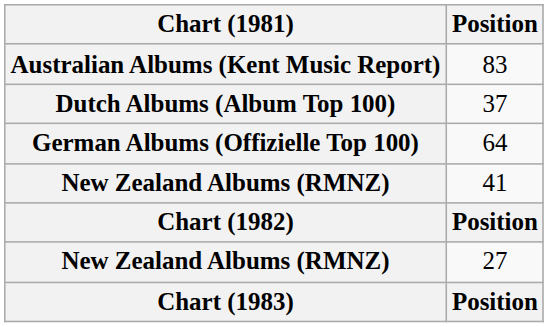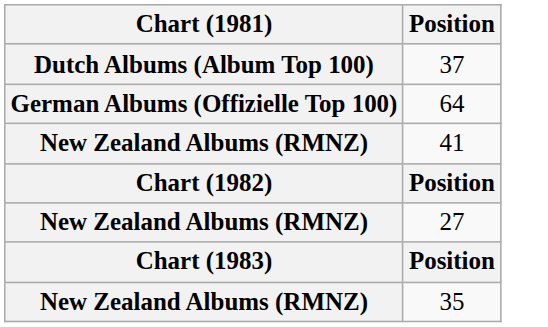- row: (495, 63)
+ row: (452, 301)
